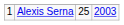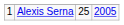(105, 12) 2003 -> (105, 12) 2005
